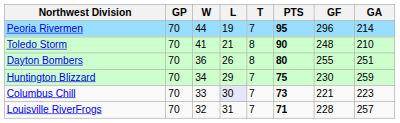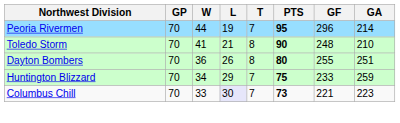(325, 77) 230 -> (325, 77) 233
- row: (54, 110)
